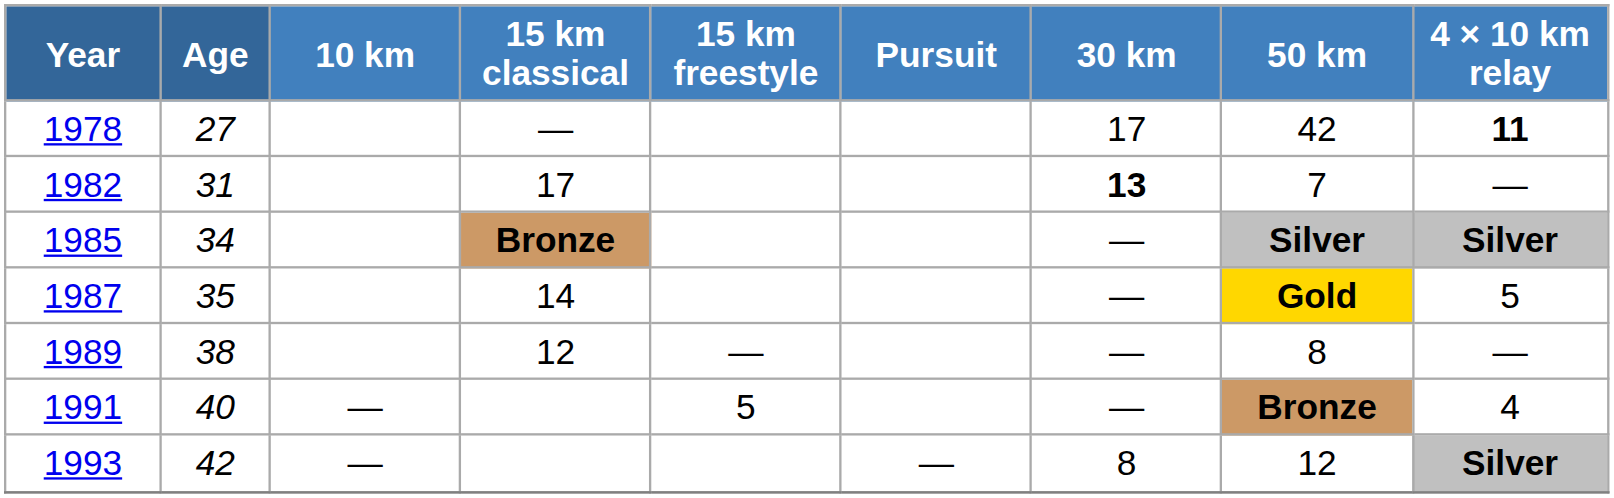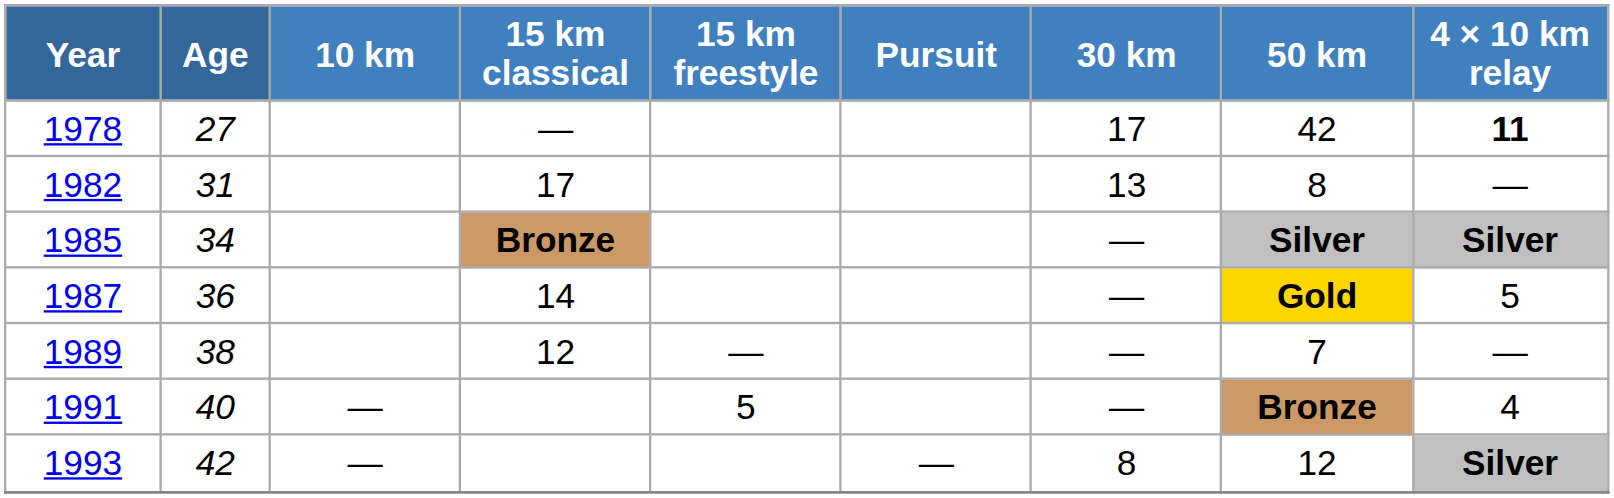(1127, 184) bold -> (1127, 184) normal
(1317, 184) 7 -> (1317, 184) 8
(215, 296) 35 -> (215, 296) 36
(1317, 352) 8 -> (1317, 352) 7
